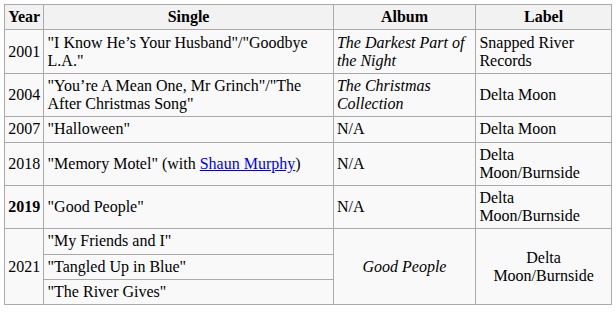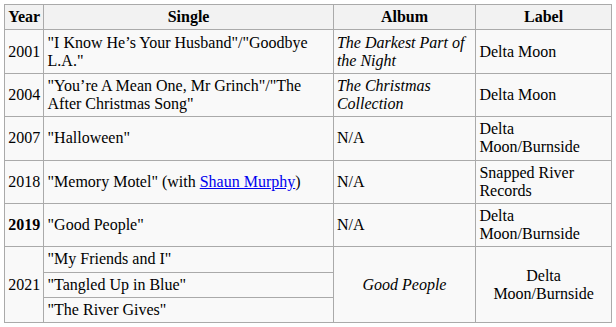(527, 51) Snapped River Records -> (518, 51) Delta Moon
(518, 129) Delta Moon -> (530, 138) Delta Moon/Burnside
(530, 163) Delta Moon/Burnside -> (527, 181) Snapped River Records
